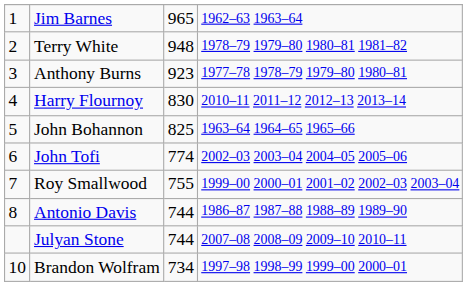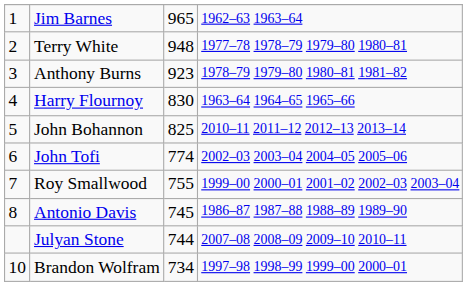(304, 45) 1978–79 1979–80 1980–81 1981–82 -> (304, 45) 1977–78 1978–79 1979–80 1980–81
(304, 73) 1977–78 1978–79 1979–80 1980–81 -> (304, 73) 1978–79 1979–80 1980–81 1981–82
(304, 101) 2010–11 2011–12 2012–13 2013–14 -> (278, 101) 1963–64 1964–65 1965–66
(278, 128) 1963–64 1964–65 1965–66 -> (304, 128) 2010–11 2011–12 2012–13 2013–14
(181, 211) 744 -> (181, 211) 745
